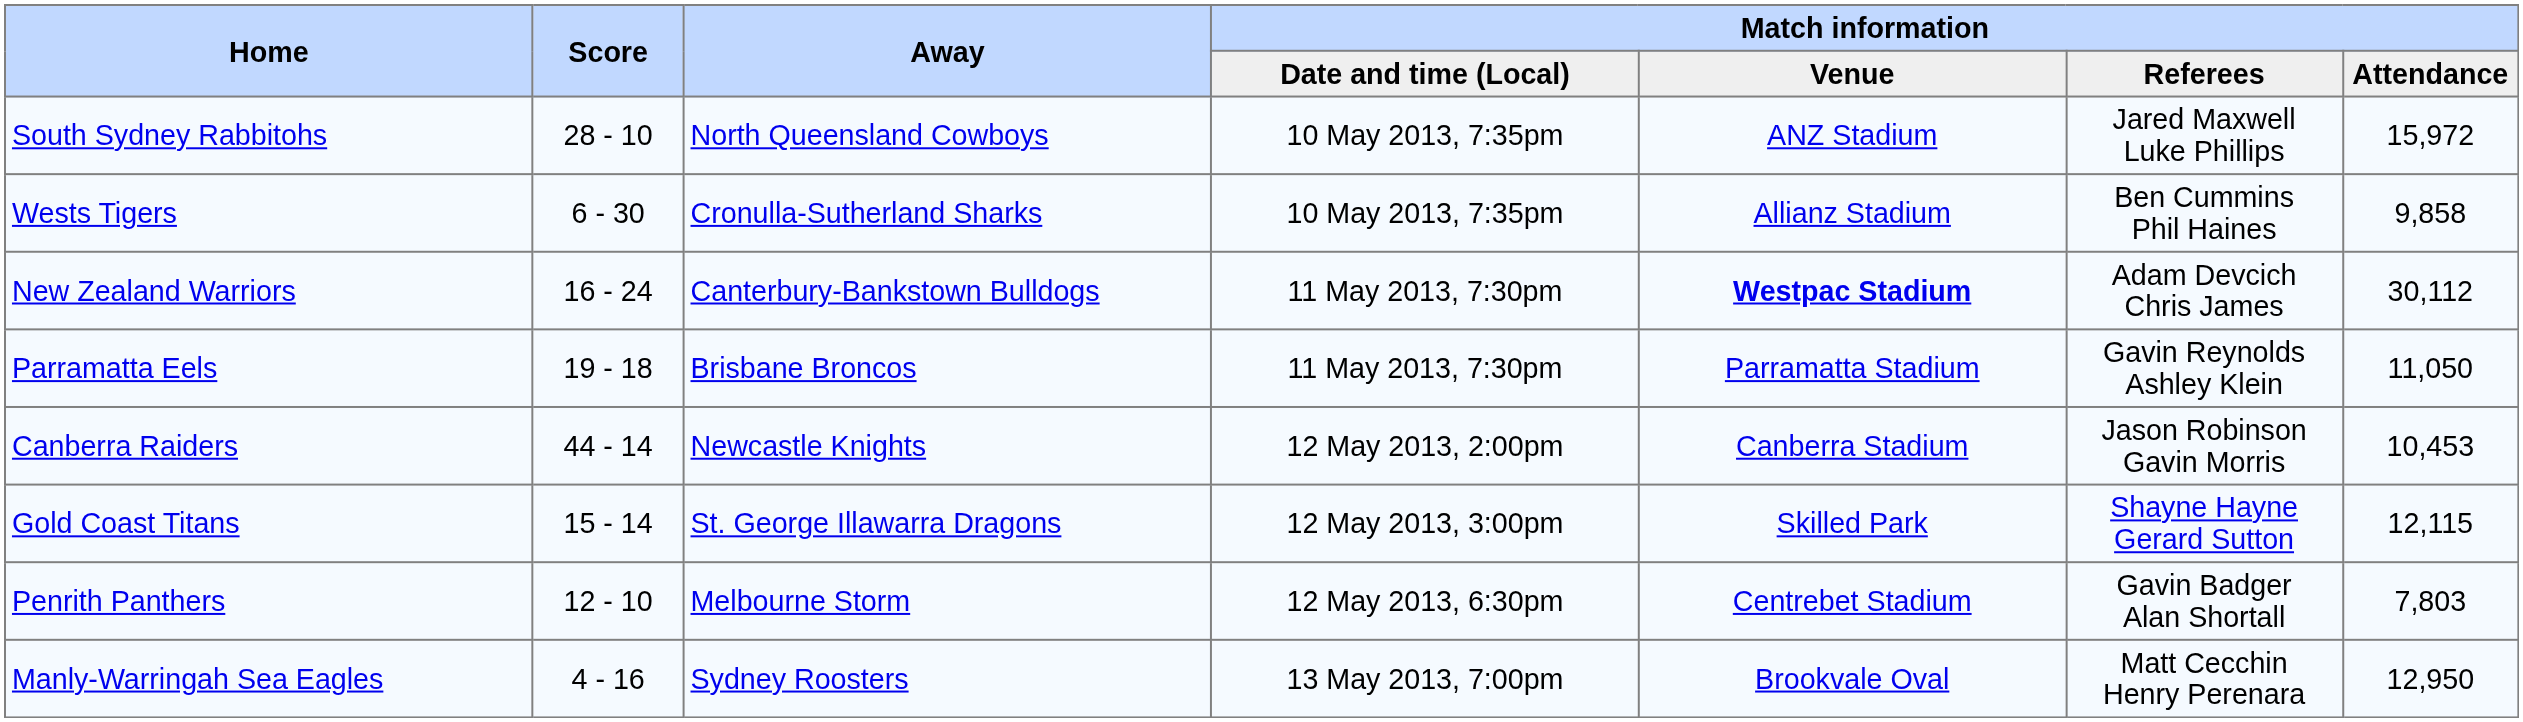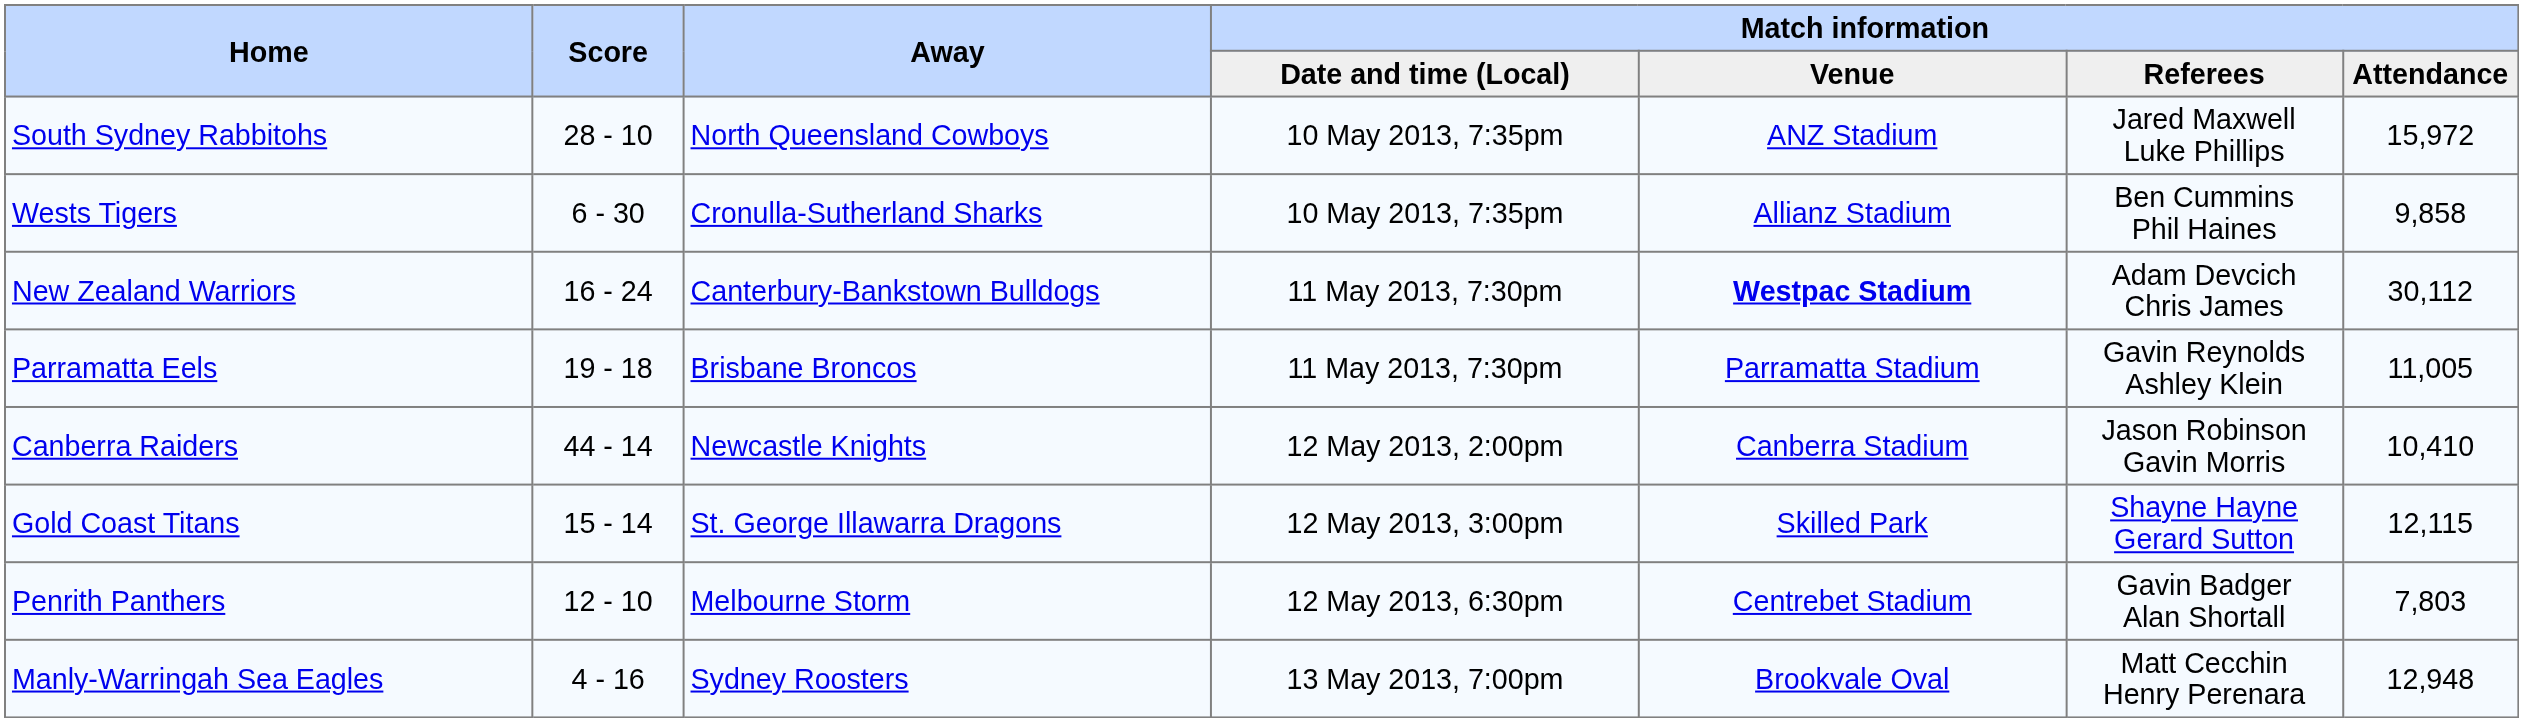(2430, 368) 11,050 -> (2430, 368) 11,005
(2430, 446) 10,453 -> (2430, 446) 10,410
(2430, 679) 12,950 -> (2430, 679) 12,948
